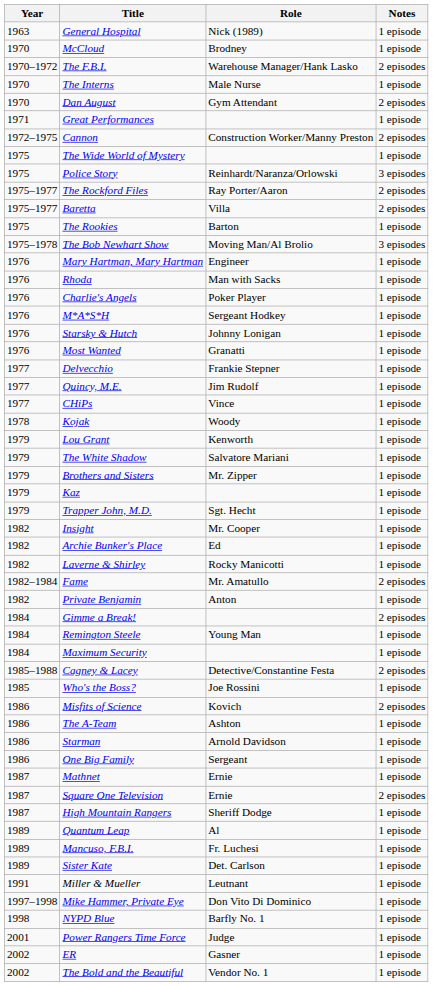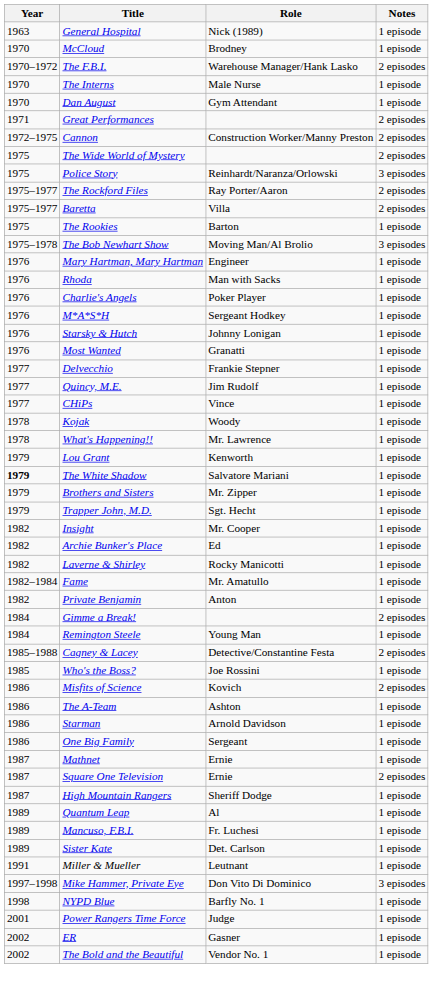(402, 102) 2 episodes -> (400, 102) 1 episode
(400, 119) 1 episode -> (402, 119) 2 episodes
(400, 155) 1 episode -> (402, 155) 2 episodes
+ row: (108, 439)
(18, 457) normal -> (18, 475) bold
- row: (71, 492)
(402, 581) 2 episodes -> (400, 581) 1 episode
- row: (105, 652)
(400, 901) 1 episode -> (402, 883) 3 episodes
